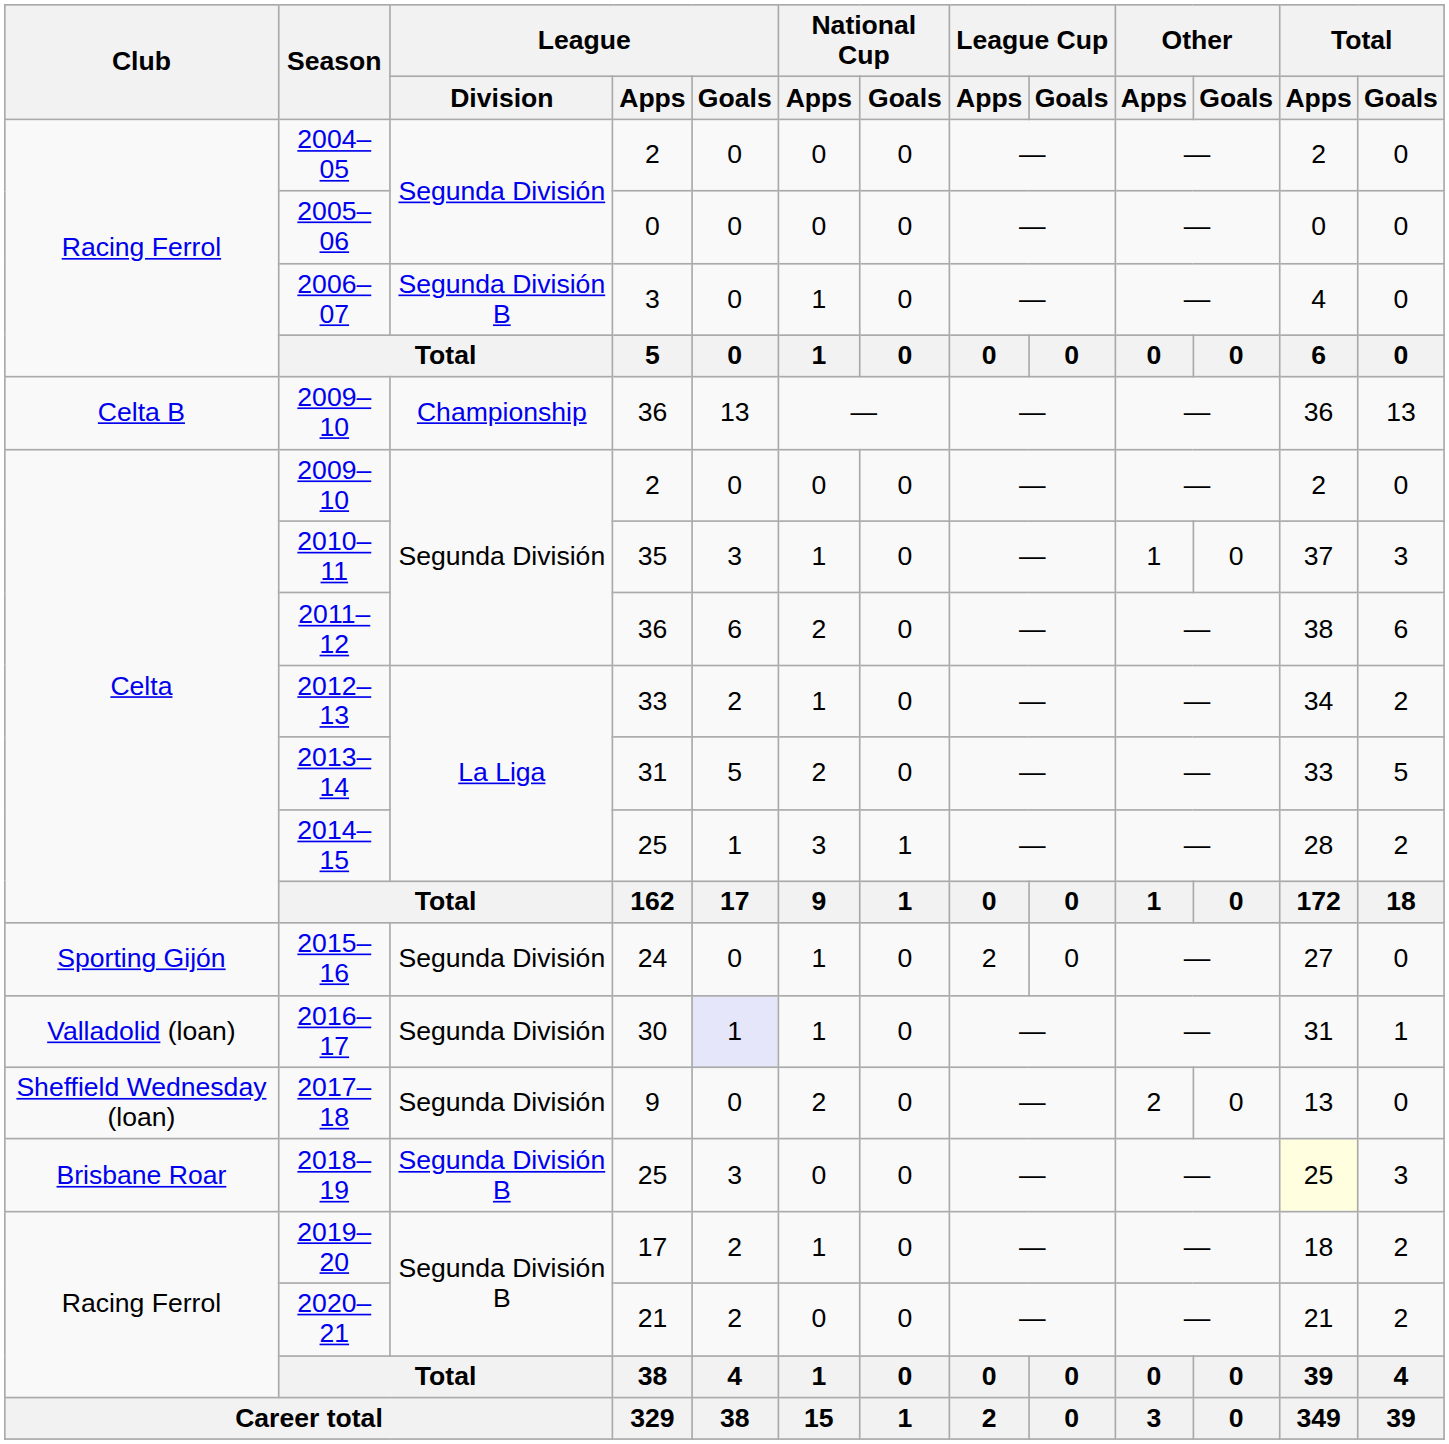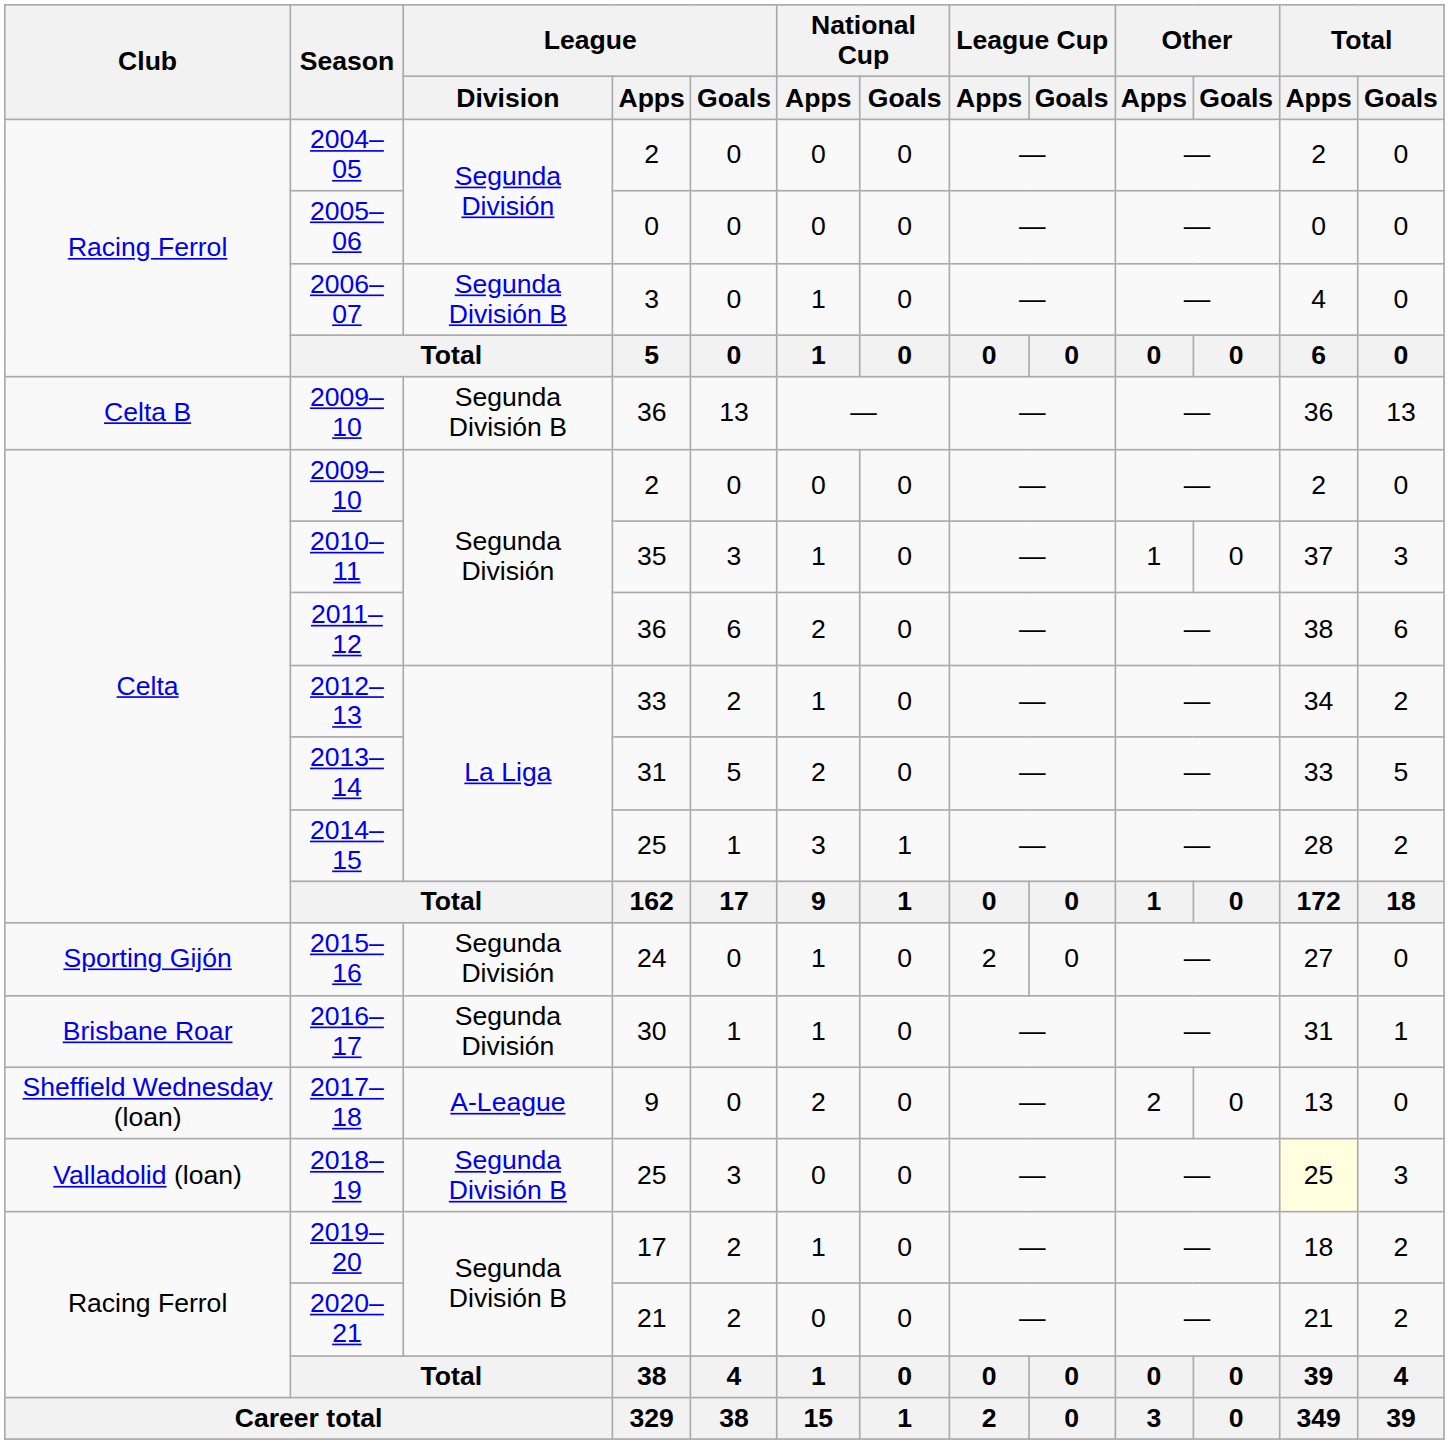(502, 412) Championship -> (508, 412) Segunda División B
(141, 1030) Valladolid (loan) -> (148, 1030) Brisbane Roar
(735, 1030) lavender background -> (734, 1030) no background
(502, 1102) Segunda División -> (508, 1102) A-League
(141, 1174) Brisbane Roar -> (148, 1174) Valladolid (loan)
